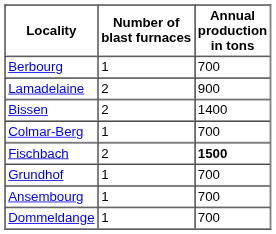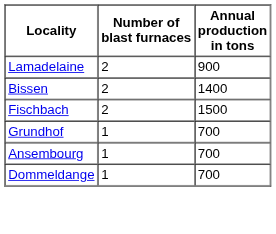- row: (35, 67)
- row: (46, 131)
(213, 153) bold -> (213, 110) normal
